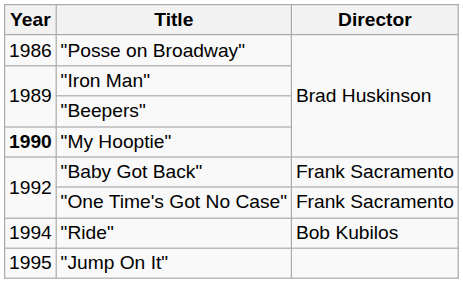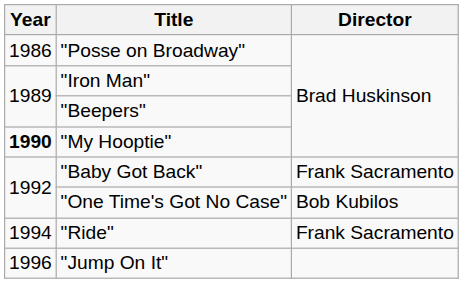(375, 202) Frank Sacramento -> (347, 202) Bob Kubilos
(347, 232) Bob Kubilos -> (375, 232) Frank Sacramento
(30, 263) 1995 -> (30, 263) 1996
